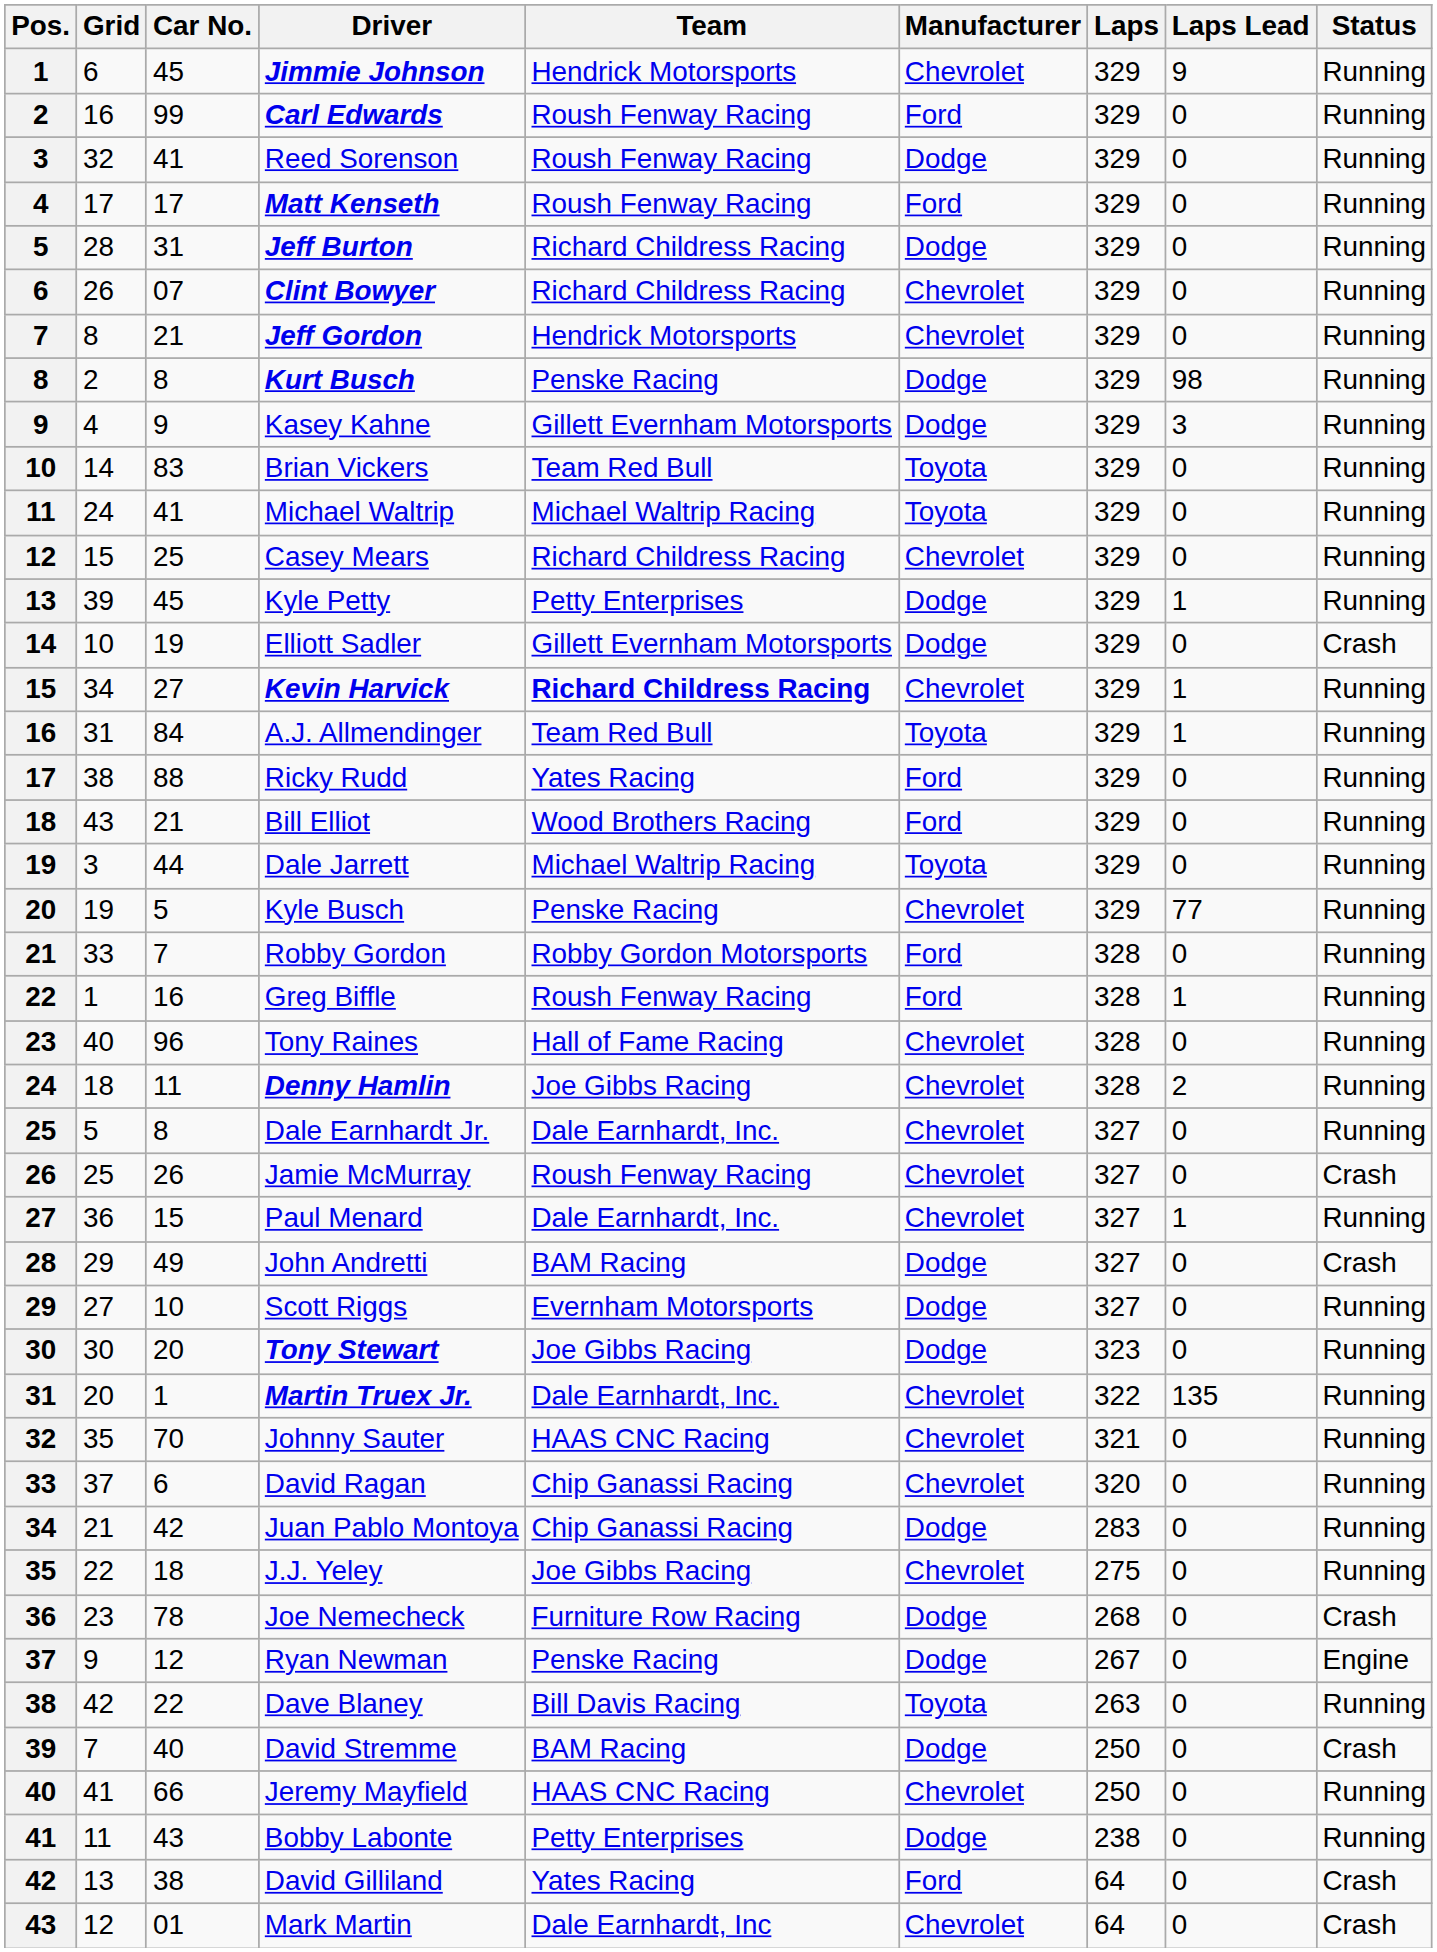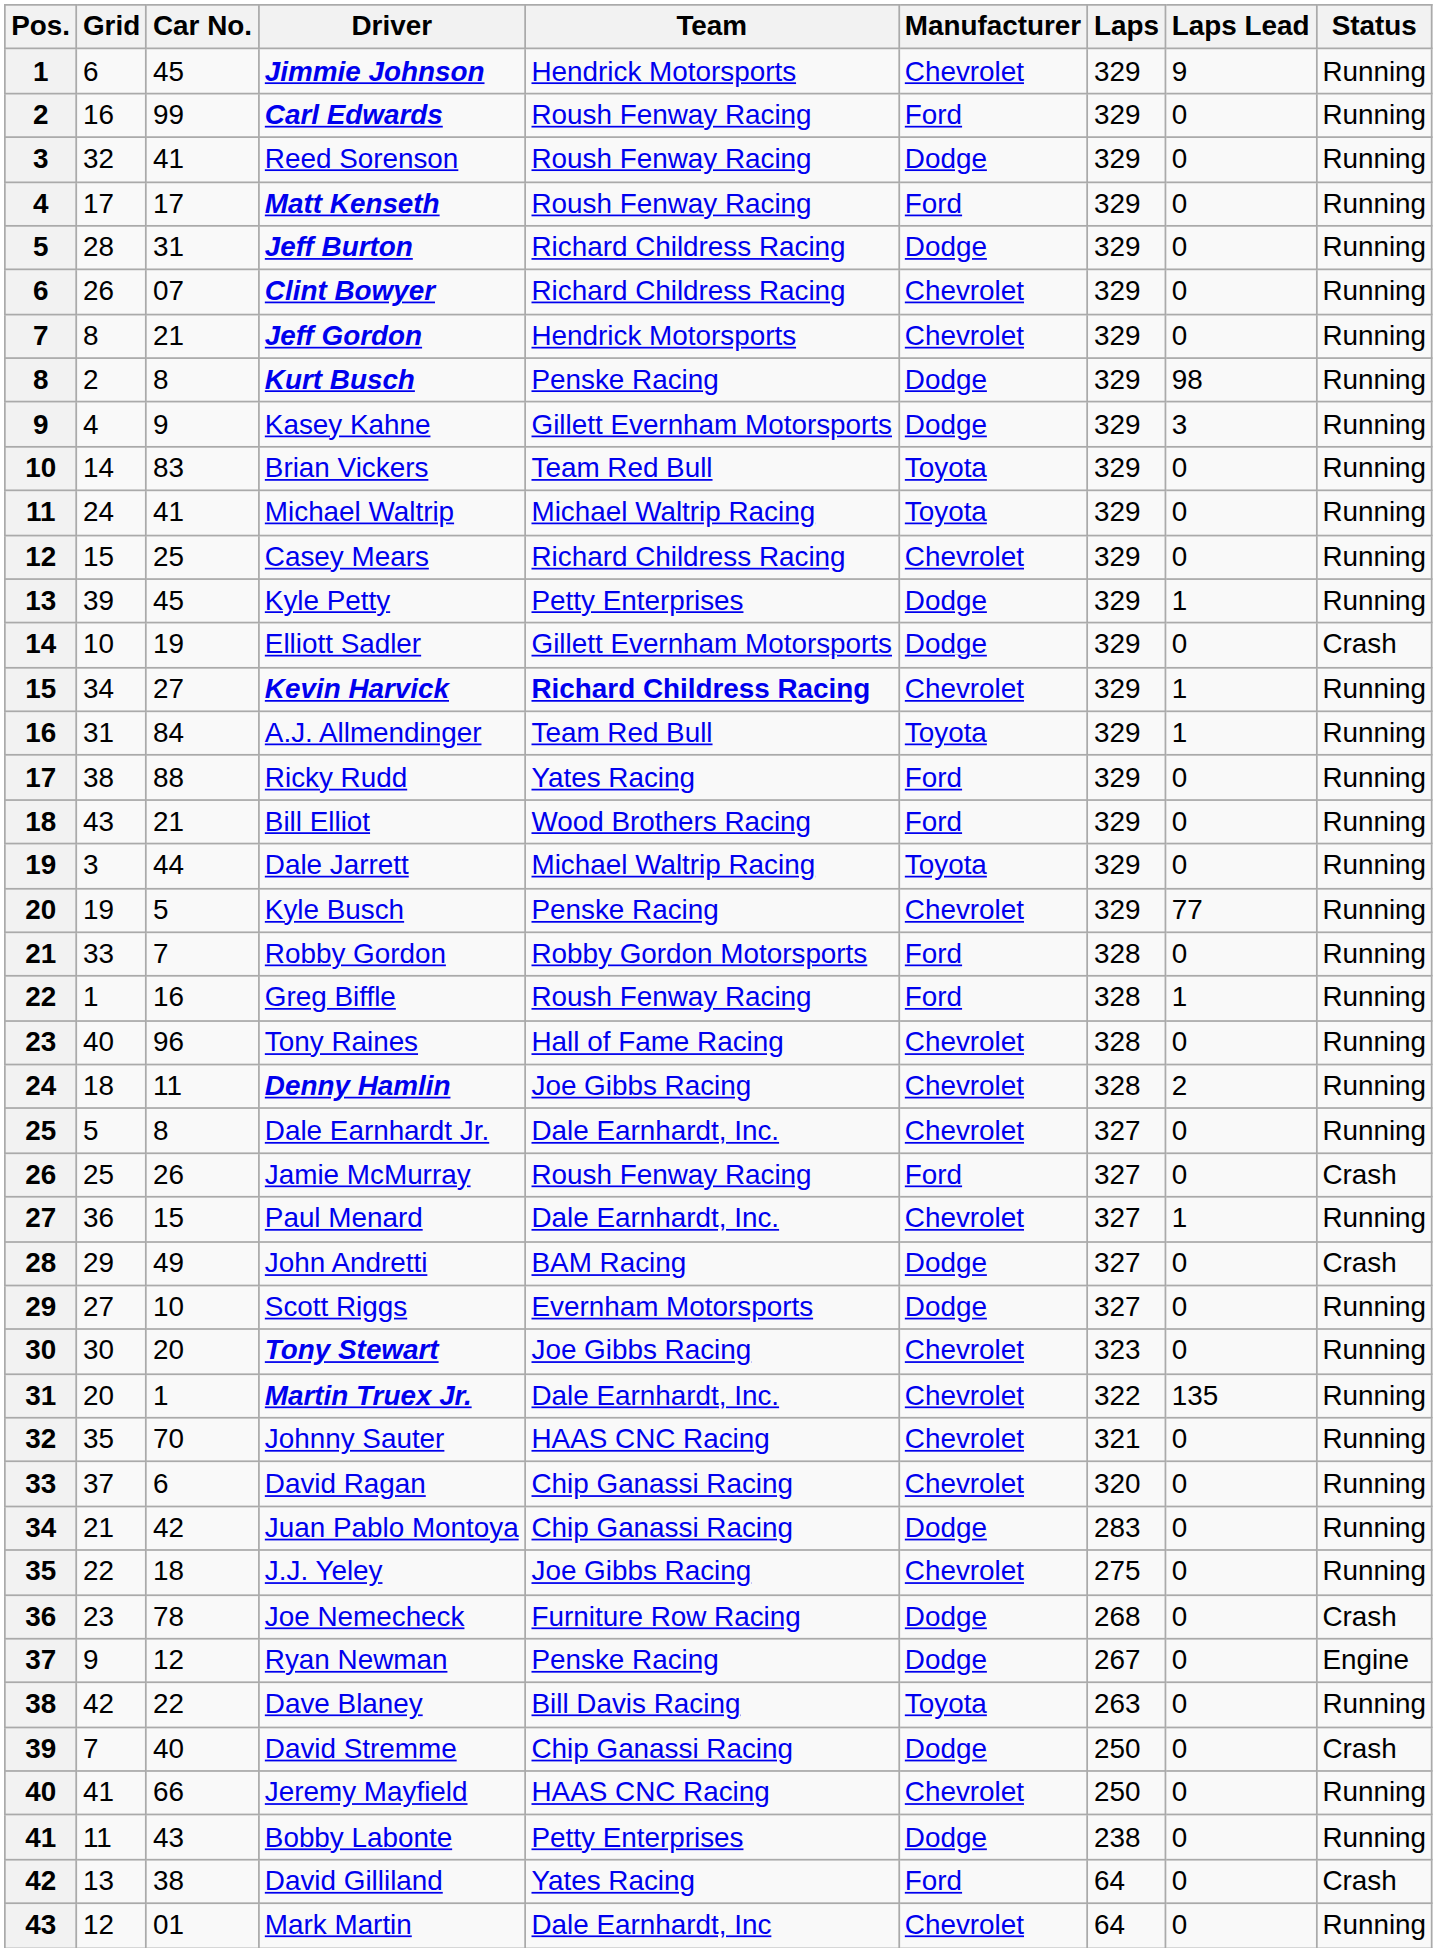(964, 1174) Chevrolet -> (933, 1174) Ford
(946, 1351) Dodge -> (964, 1351) Chevrolet
(609, 1748) BAM Racing -> (662, 1748) Chip Ganassi Racing
(1360, 1925) Crash -> (1374, 1925) Running
